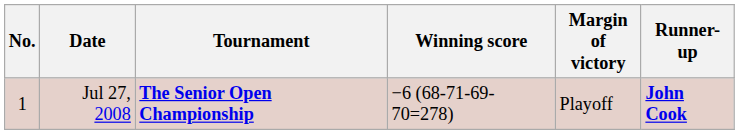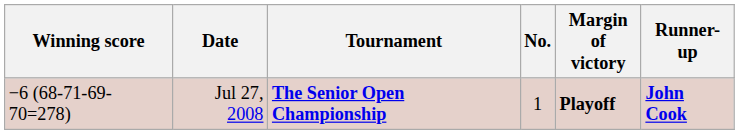columns swapped: (22, 41) <-> (471, 41)
(586, 103) normal -> (587, 103) bold
